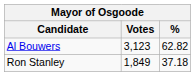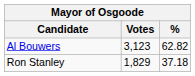(137, 63) 1,849 -> (137, 63) 1,829
